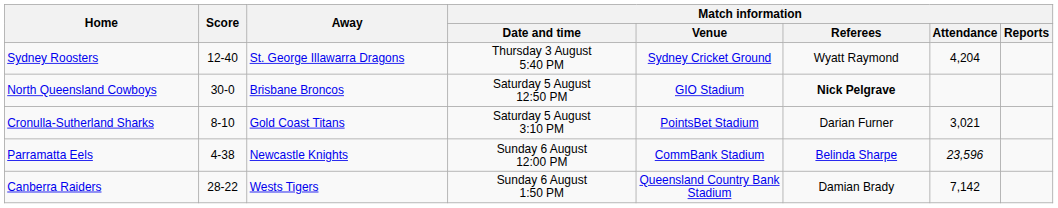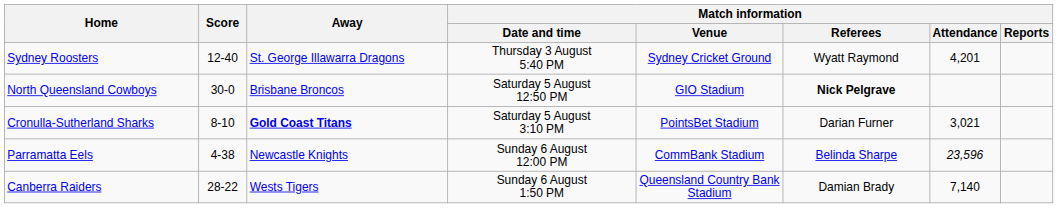(965, 59) 4,204 -> (965, 59) 4,201
(297, 123) normal -> (301, 123) bold
(965, 187) 7,142 -> (965, 187) 7,140
